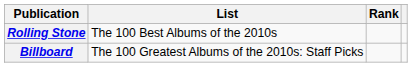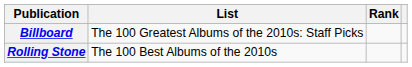rows swapped: (46, 52) <-> (46, 33)
